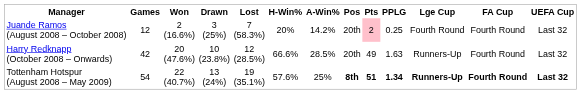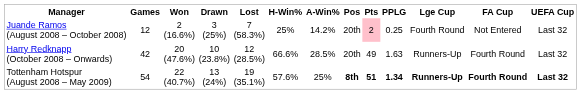(285, 30) 20% -> (285, 30) 25%
(498, 30) Fourth Round -> (498, 30) Not Entered
